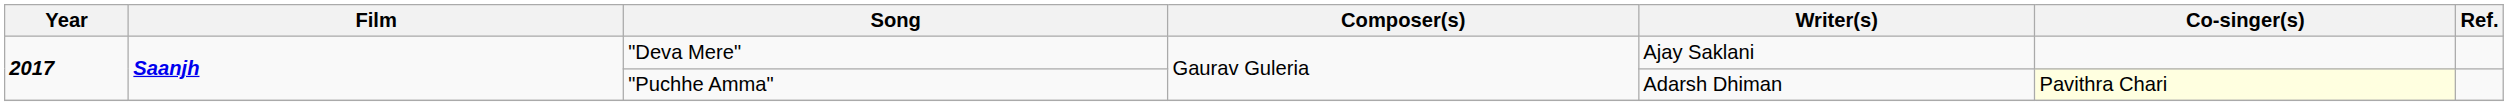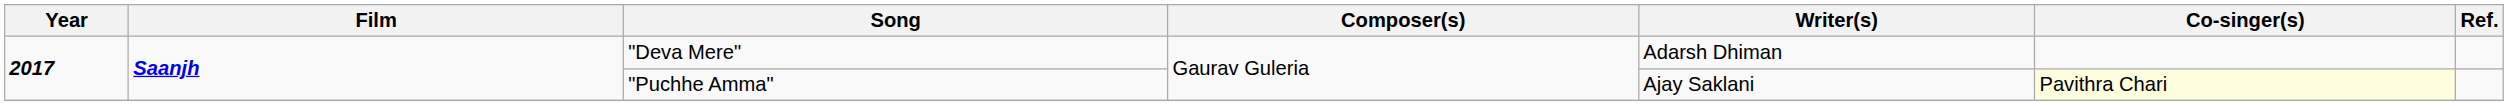(1699, 52) Ajay Saklani -> (1713, 52) Adarsh Dhiman
(1713, 84) Adarsh Dhiman -> (1699, 84) Ajay Saklani
